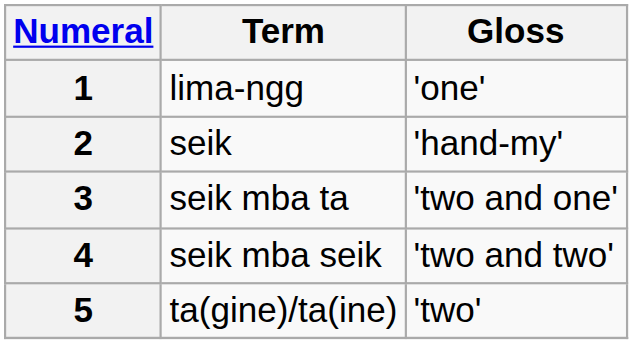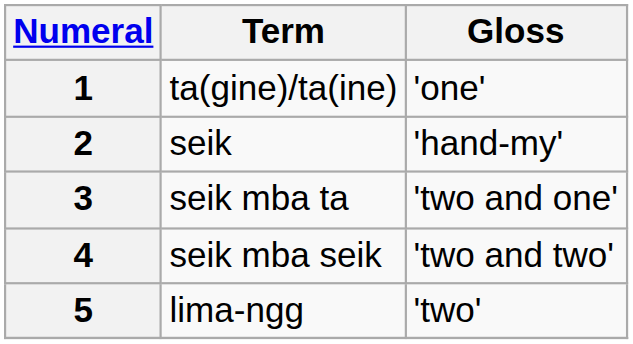(237, 87) lima-ngg -> (283, 87) ta(gine)/ta(ine)
(283, 310) ta(gine)/ta(ine) -> (237, 310) lima-ngg
